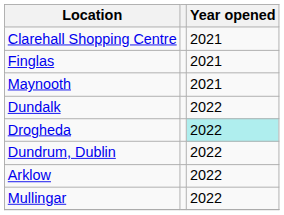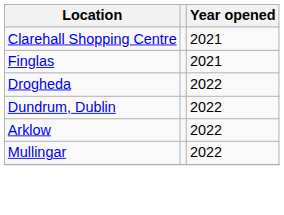- row: (39, 84)
- row: (34, 107)
(206, 130) paleturquoise background -> (206, 84) no background
